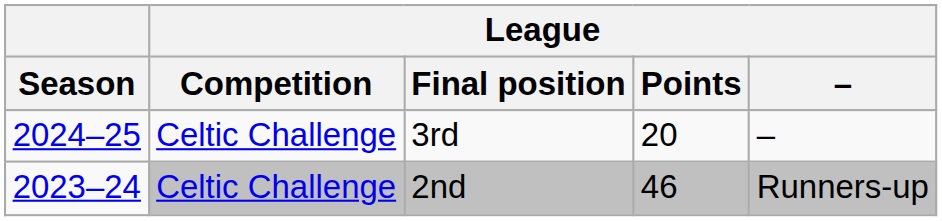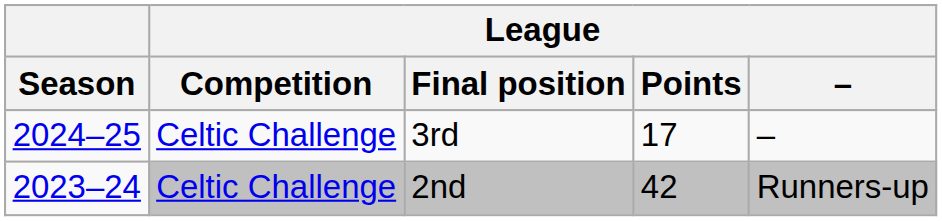(659, 135) 20 -> (659, 135) 17
(659, 187) 46 -> (659, 187) 42
